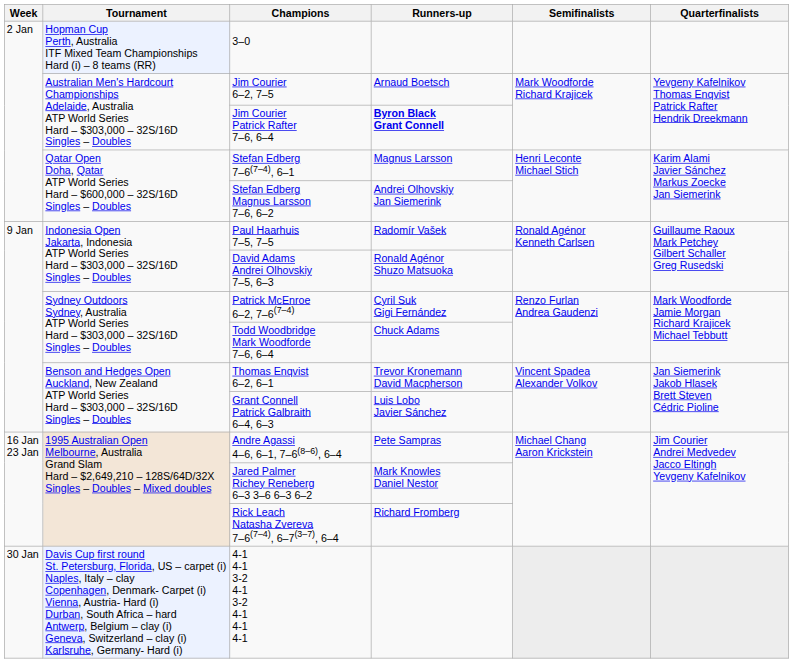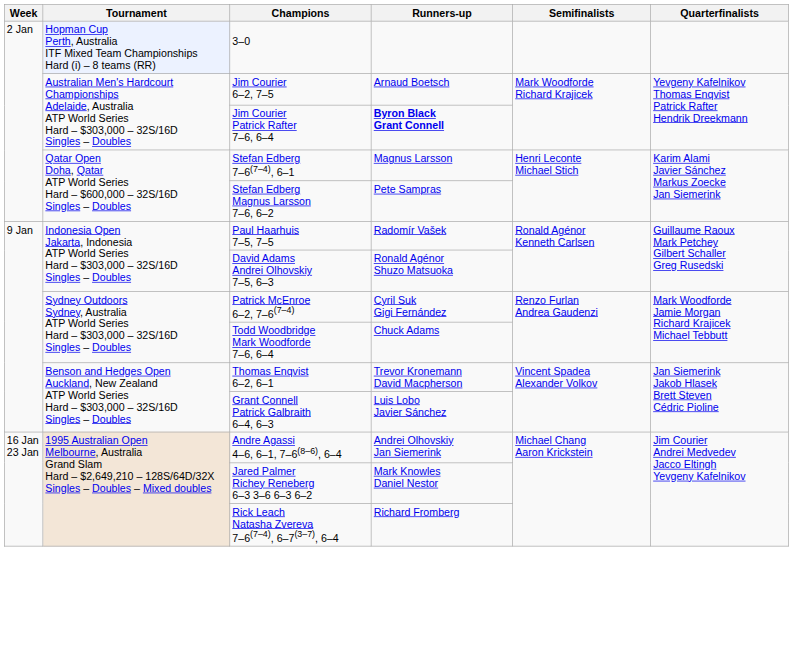(414, 196) Andrei Olhovskiy Jan Siemerink -> (407, 190) Pete Sampras
(407, 441) Pete Sampras -> (414, 446) Andrei Olhovskiy Jan Siemerink
- row: (240, 596)
